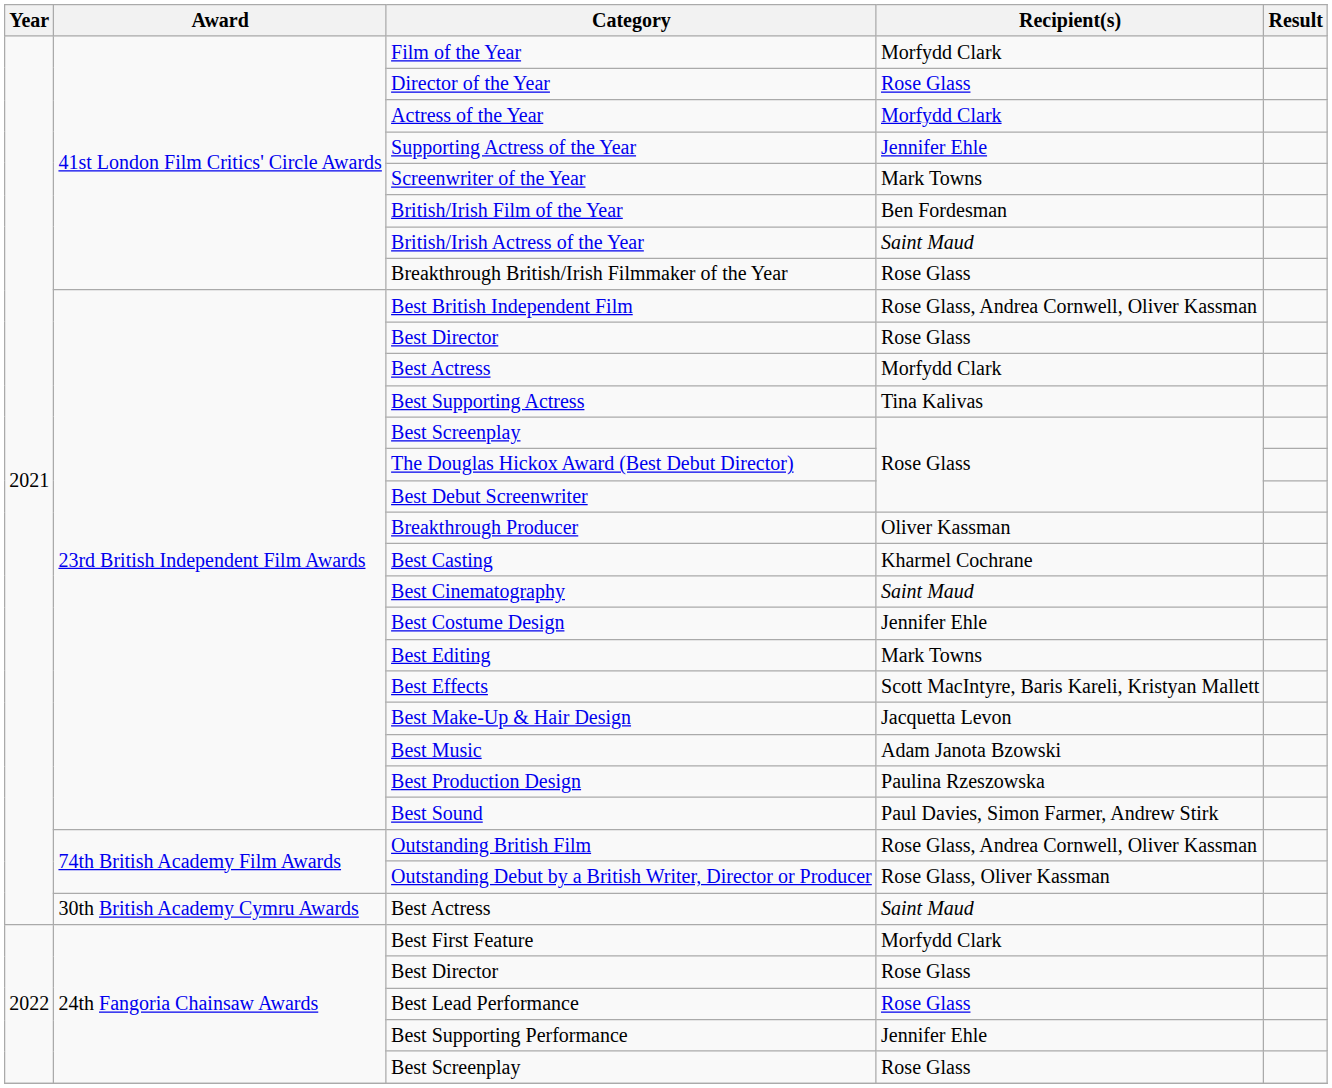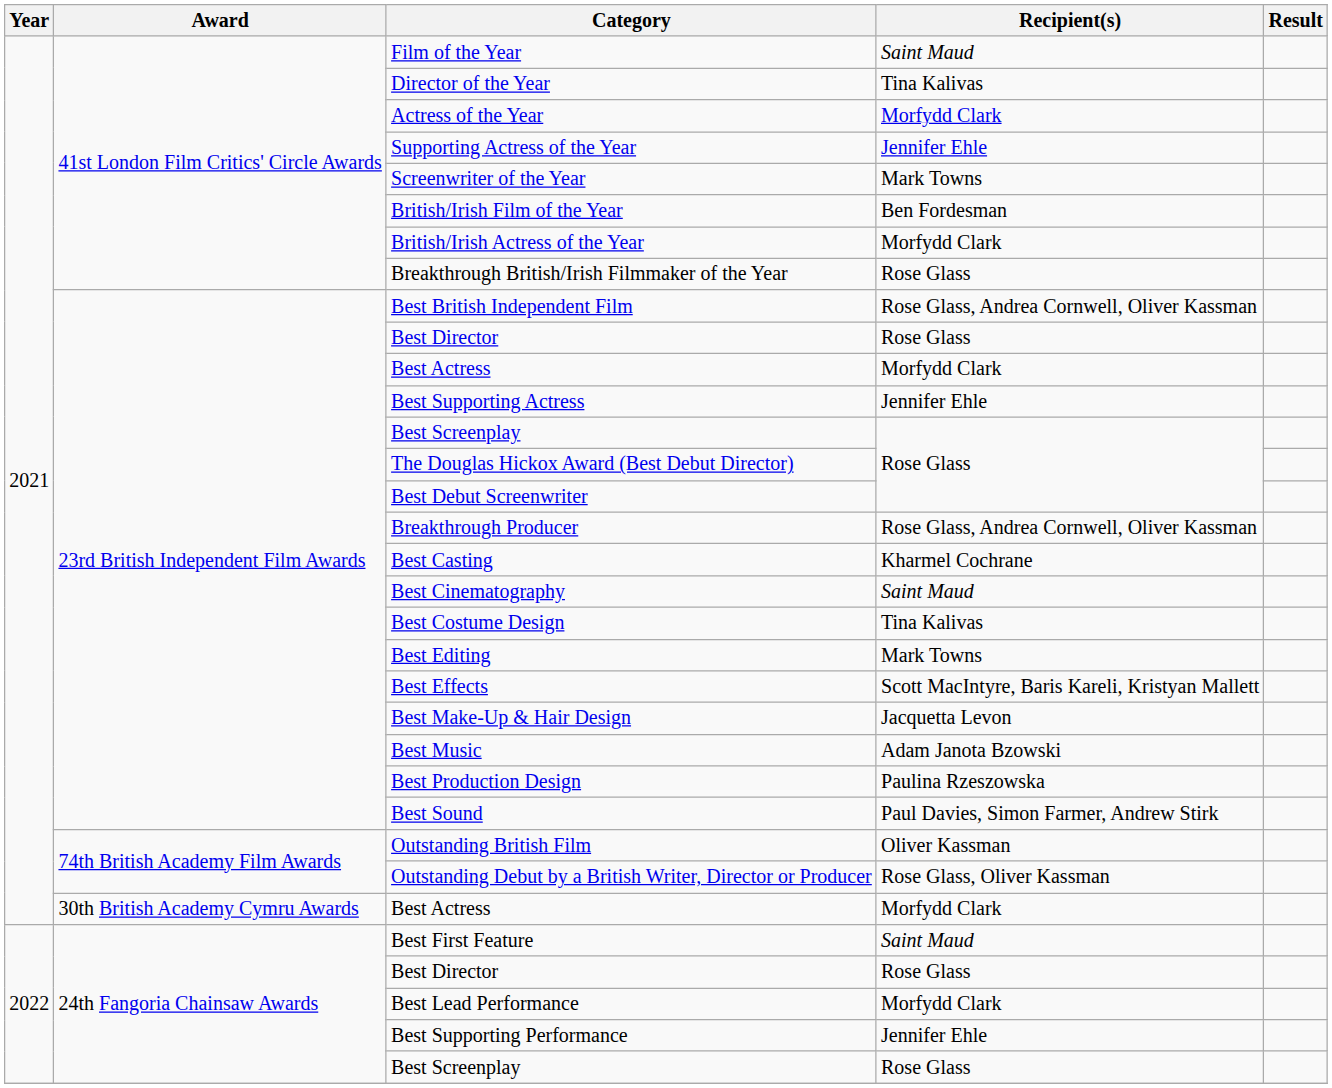(941, 52) Morfydd Clark -> (927, 52) Saint Maud
(926, 83) Rose Glass -> (932, 83) Tina Kalivas
(927, 242) Saint Maud -> (941, 242) Morfydd Clark
(932, 400) Tina Kalivas -> (934, 400) Jennifer Ehle
(946, 527) Oliver Kassman -> (1069, 527) Rose Glass, Andrea Cornwell, Oliver Kassman
(934, 623) Jennifer Ehle -> (932, 623) Tina Kalivas
(1069, 845) Rose Glass, Andrea Cornwell, Oliver Kassman -> (946, 845) Oliver Kassman
(927, 908) Saint Maud -> (941, 908) Morfydd Clark
(941, 940) Morfydd Clark -> (927, 940) Saint Maud
(926, 1003) Rose Glass -> (941, 1003) Morfydd Clark
